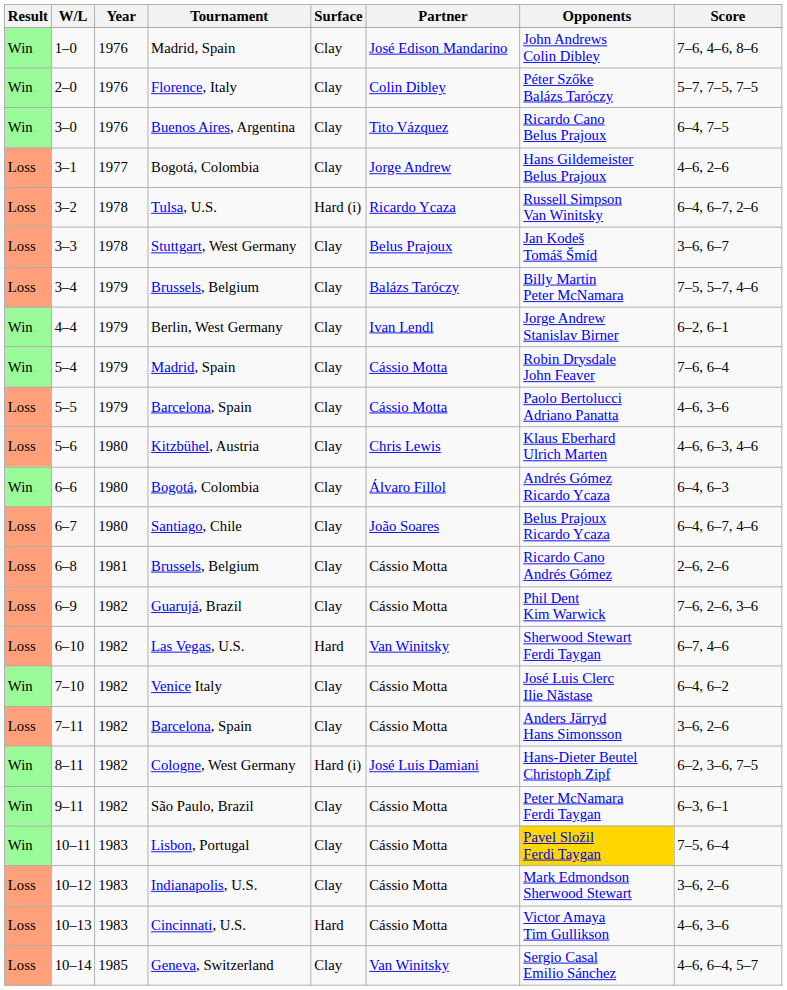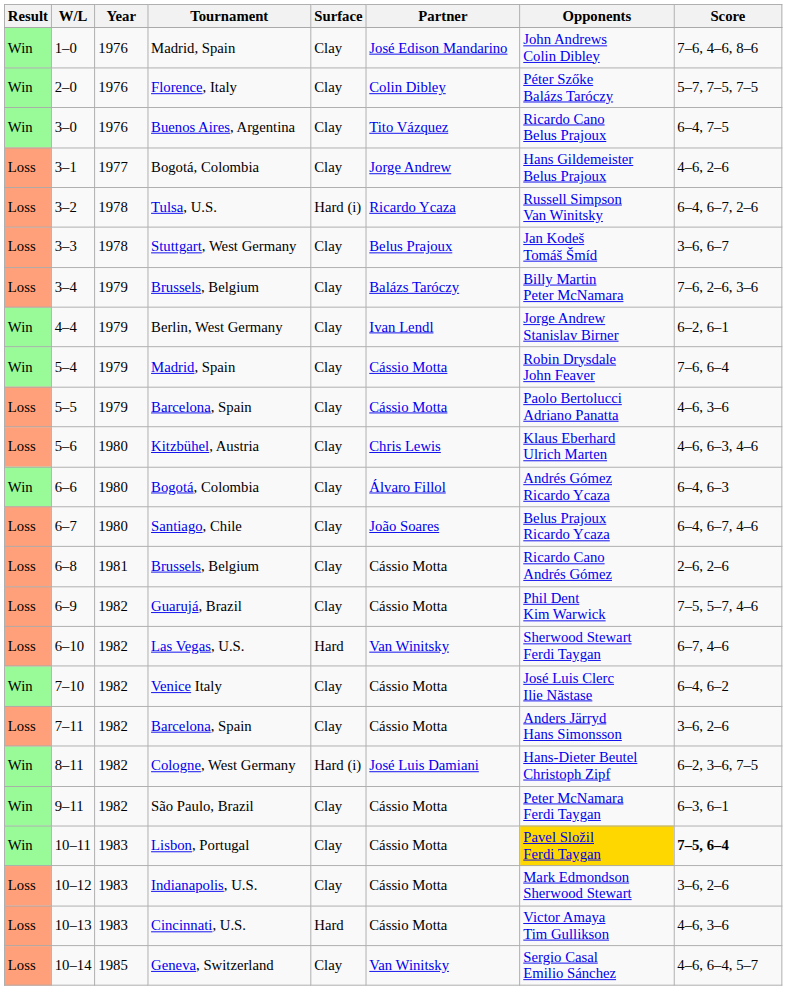(718, 287) 7–5, 5–7, 4–6 -> (718, 287) 7–6, 2–6, 3–6
(718, 606) 7–6, 2–6, 3–6 -> (718, 606) 7–5, 5–7, 4–6
(703, 845) normal -> (703, 845) bold
